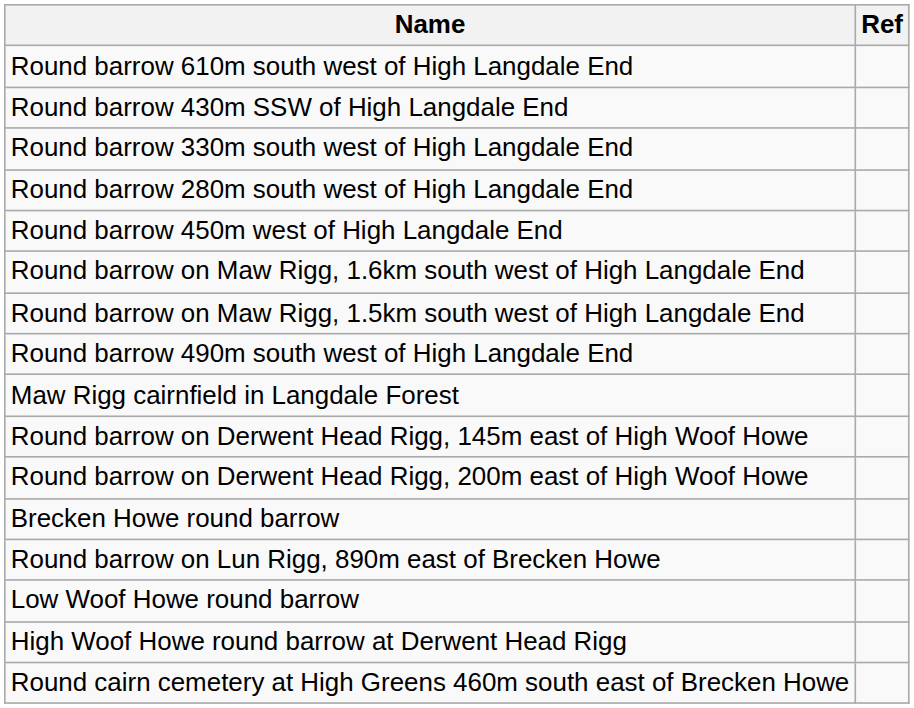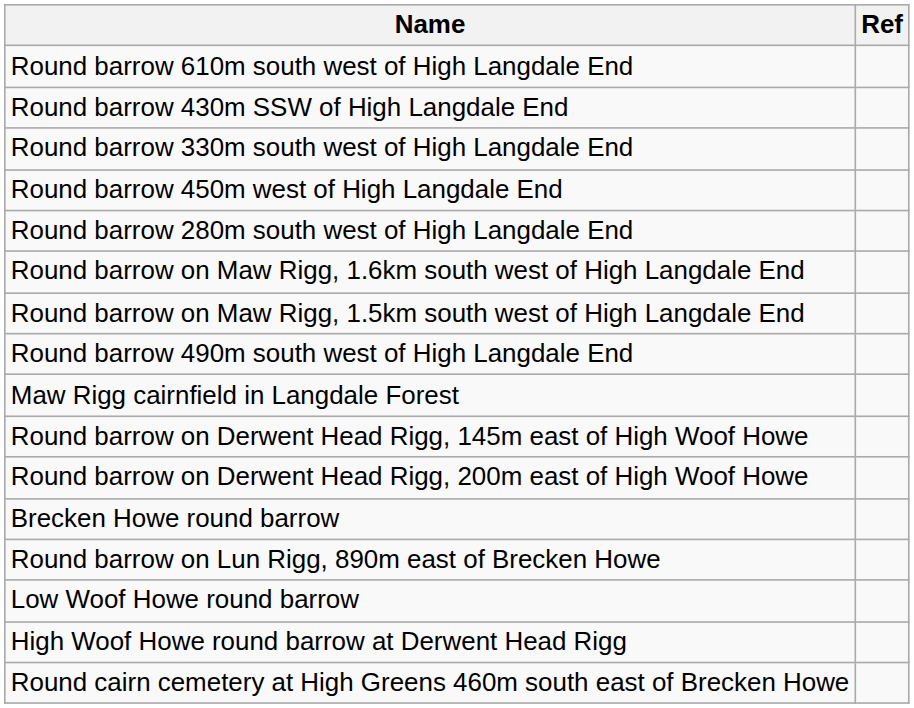rows swapped: (322, 189) <-> (287, 230)
